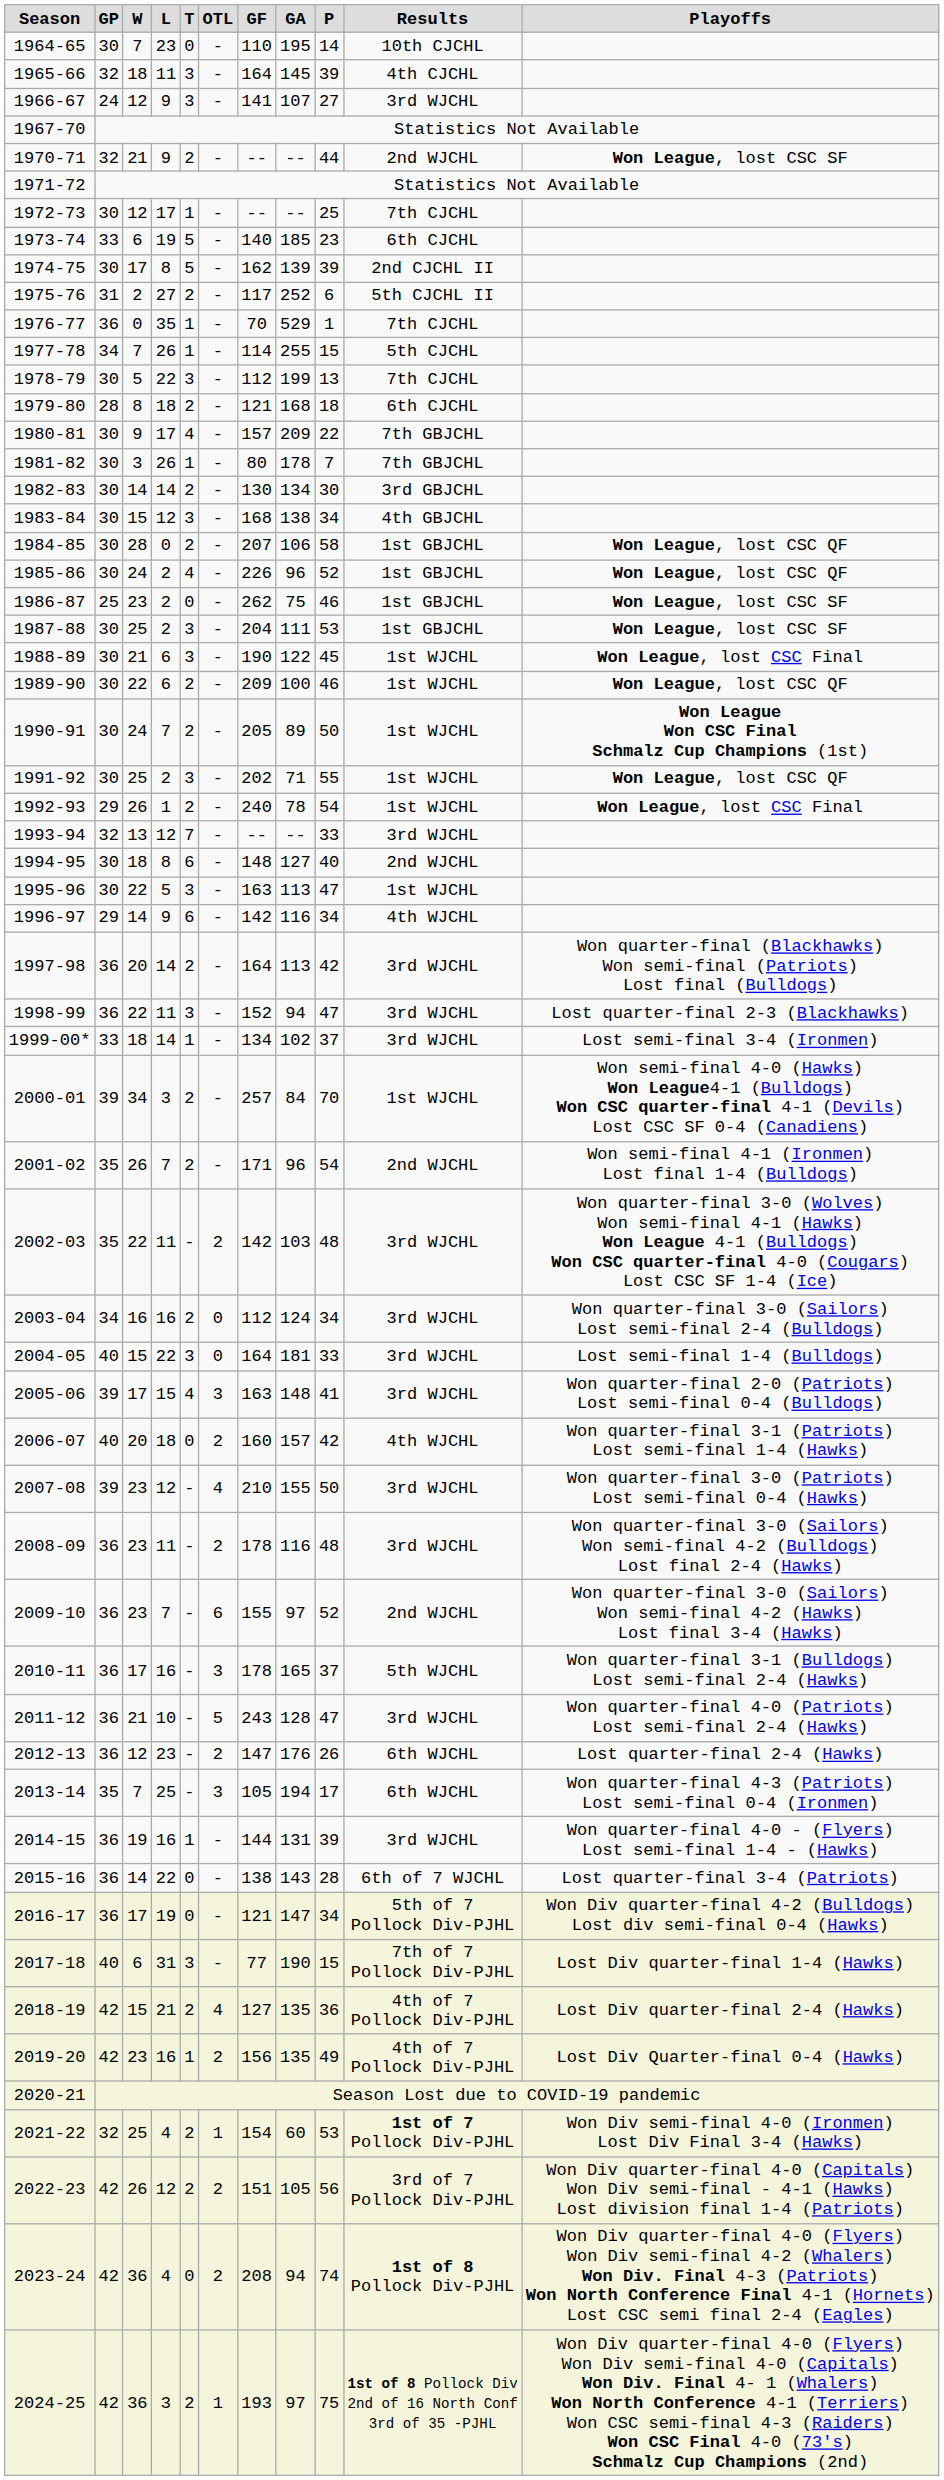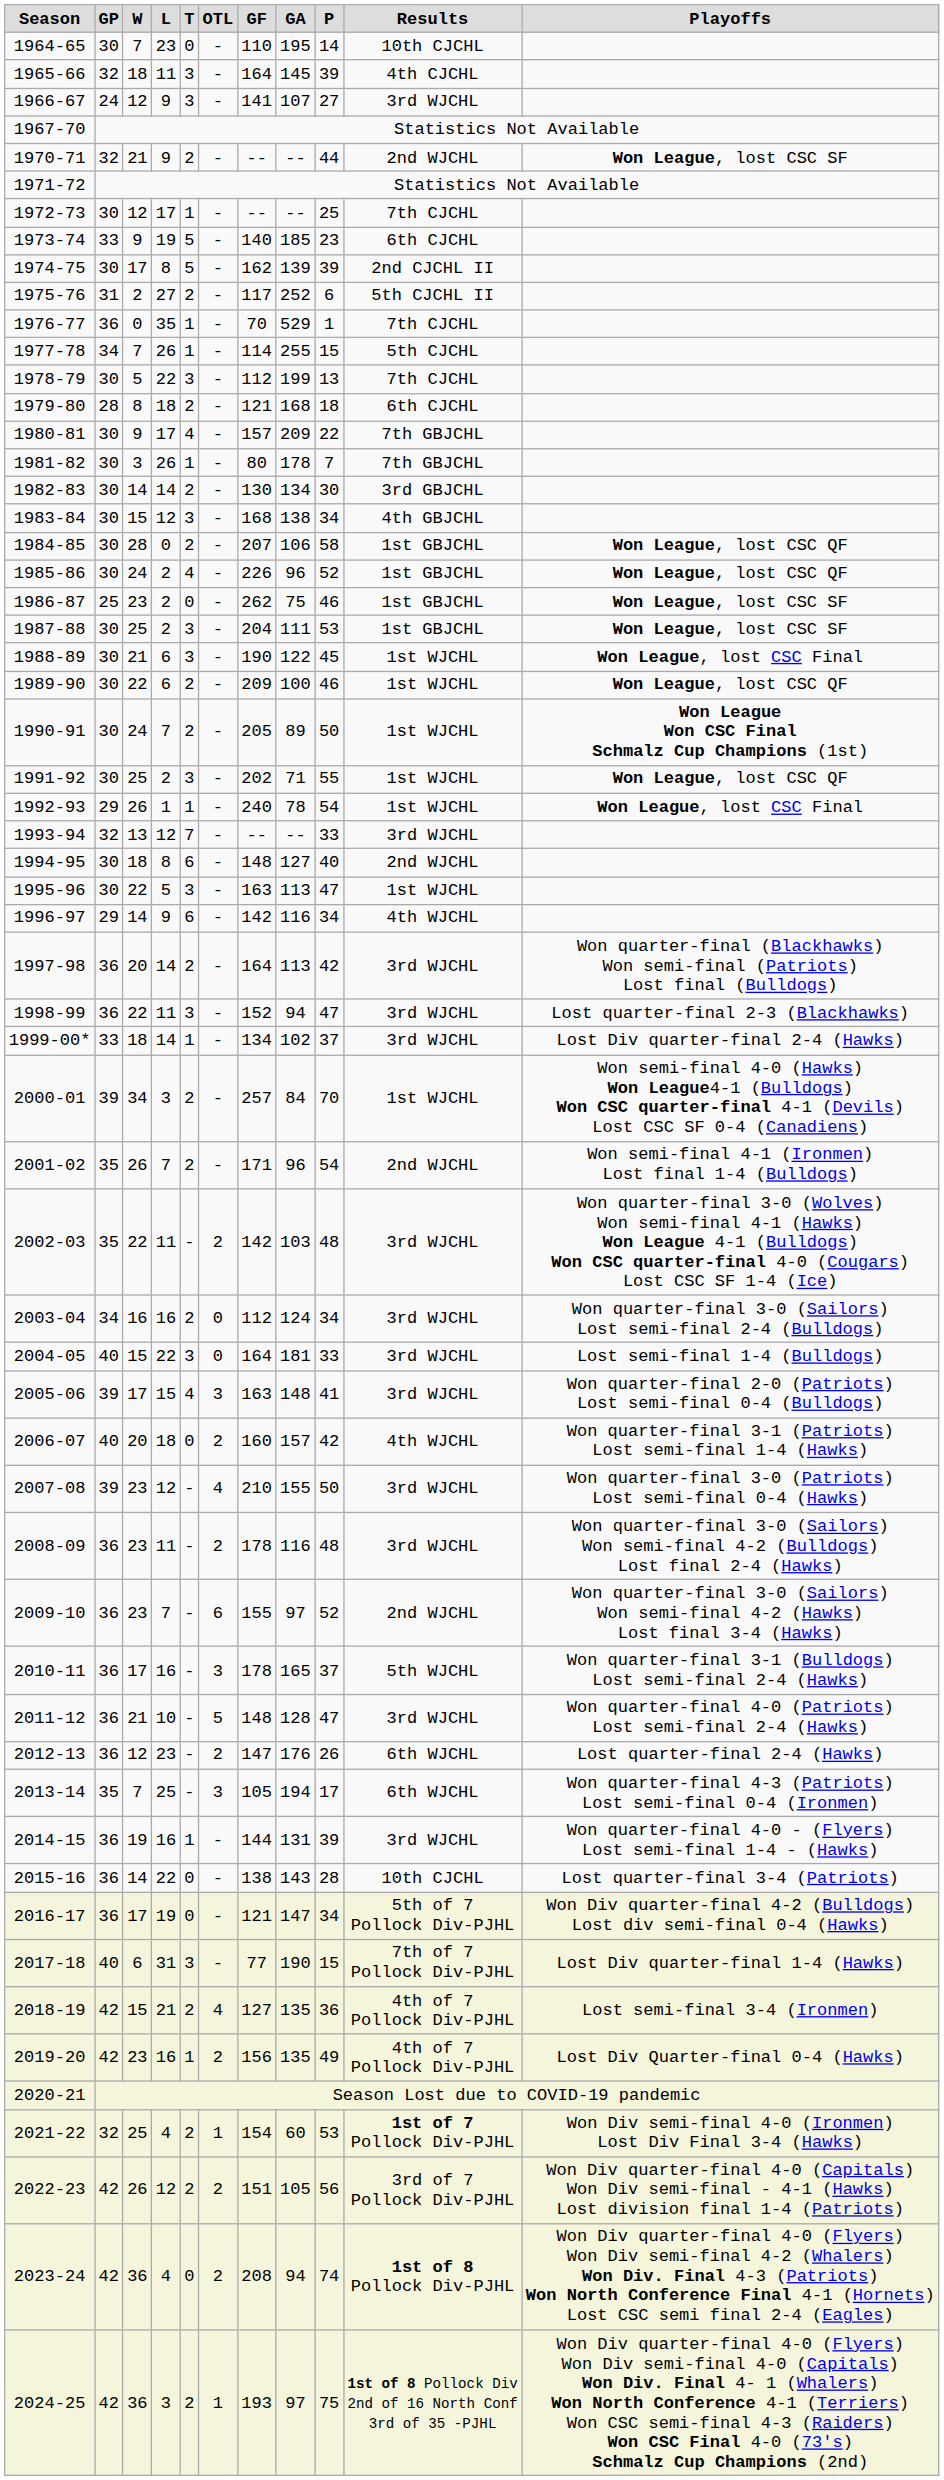(137, 241) 6 -> (137, 241) 9
(189, 807) 2 -> (189, 807) 1
(730, 1041) Lost semi-final 3-4 (Ironmen) -> (730, 1041) Lost Div quarter-final 2-4 (Hawks)
(257, 1718) 243 -> (257, 1718) 148
(433, 1878) 6th of 7 WJCHL -> (433, 1878) 10th CJCHL
(730, 2010) Lost Div quarter-final 2-4 (Hawks) -> (730, 2010) Lost semi-final 3-4 (Ironmen)
